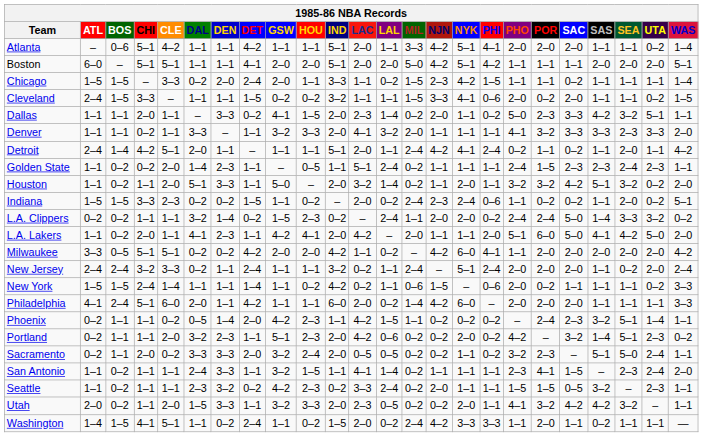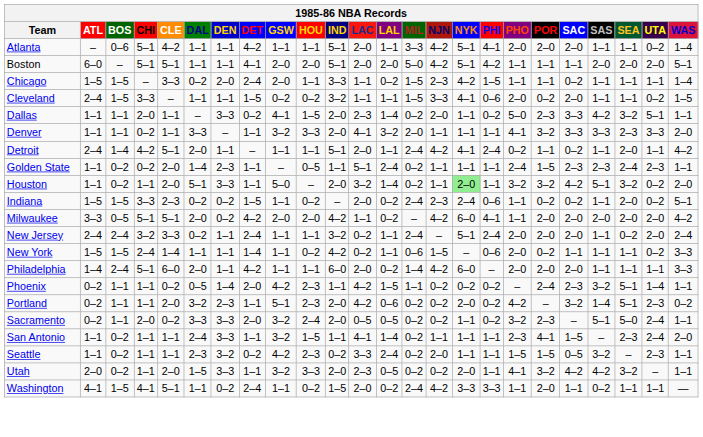(466, 184) no background -> (466, 184) lightgreen background
- row: (38, 218)
- row: (34, 235)
(198, 252) 0–2 -> (198, 218) 2–0
(93, 304) 4–1 -> (93, 269) 1–4
(93, 423) 1–4 -> (93, 389) 4–1
